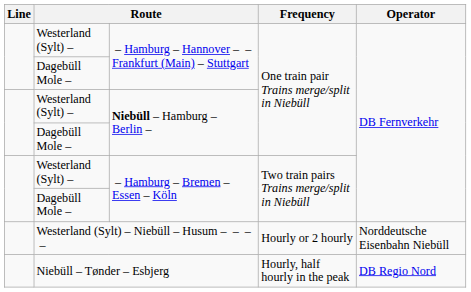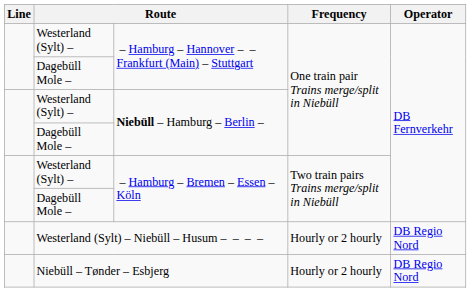(404, 238) Norddeutsche Eisenbahn Niebüll -> (418, 238) DB Regio Nord
(305, 271) Hourly, half hourly in the peak -> (336, 271) Hourly or 2 hourly
